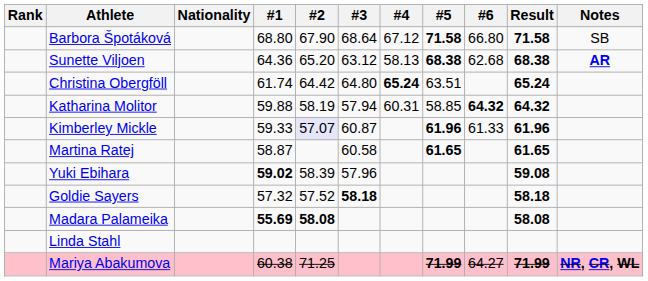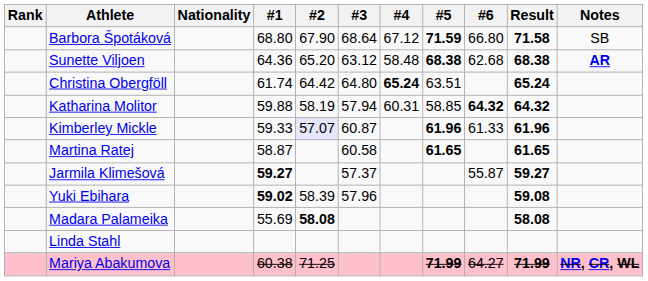(444, 38) 71.58 -> (444, 38) 71.59
(401, 60) 58.13 -> (401, 60) 58.48
+ row: (107, 173)
- row: (94, 196)
(275, 219) bold -> (275, 219) normal
